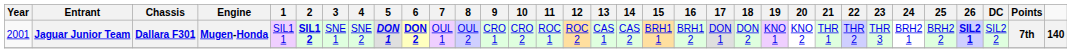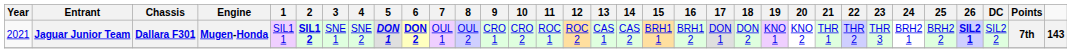(18, 34) 2001 -> (18, 34) 2021
(1056, 34) 140 -> (1056, 34) 143
